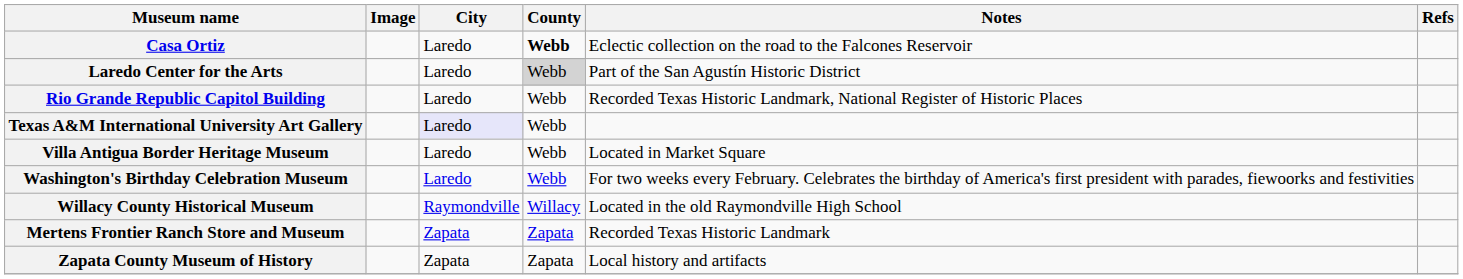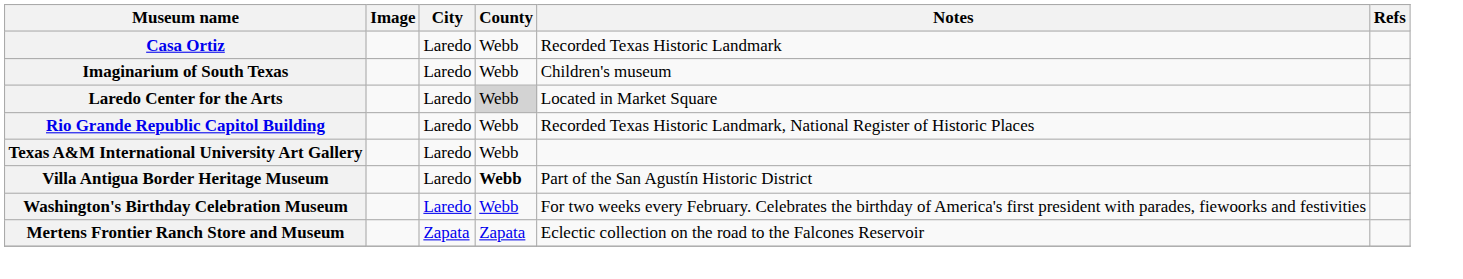(549, 44) bold -> (499, 44) normal
(781, 44) Eclectic collection on the road to the Falcones Reservoir -> (661, 44) Recorded Texas Historic Landmark
+ row: (185, 71)
(725, 71) Part of the San Agustín Historic District -> (629, 98) Located in Market Square
(447, 125) lavender background -> (447, 152) no background
(547, 152) normal -> (500, 179) bold
(677, 152) Located in Market Square -> (676, 179) Part of the San Agustín Historic District
- row: (185, 206)
(709, 233) Recorded Texas Historic Landmark -> (732, 233) Eclectic collection on the road to the Falcones Reservoir
- row: (185, 260)
